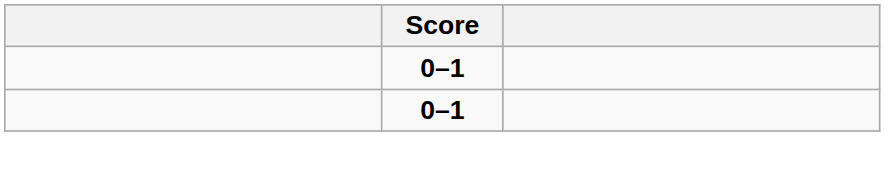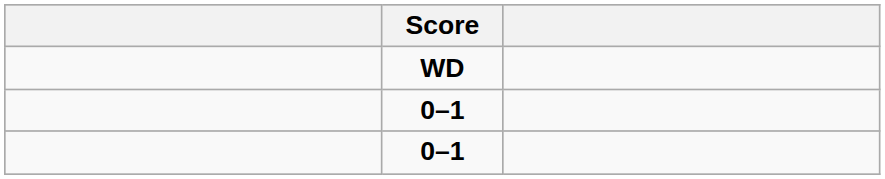+ row: (194, 68)
